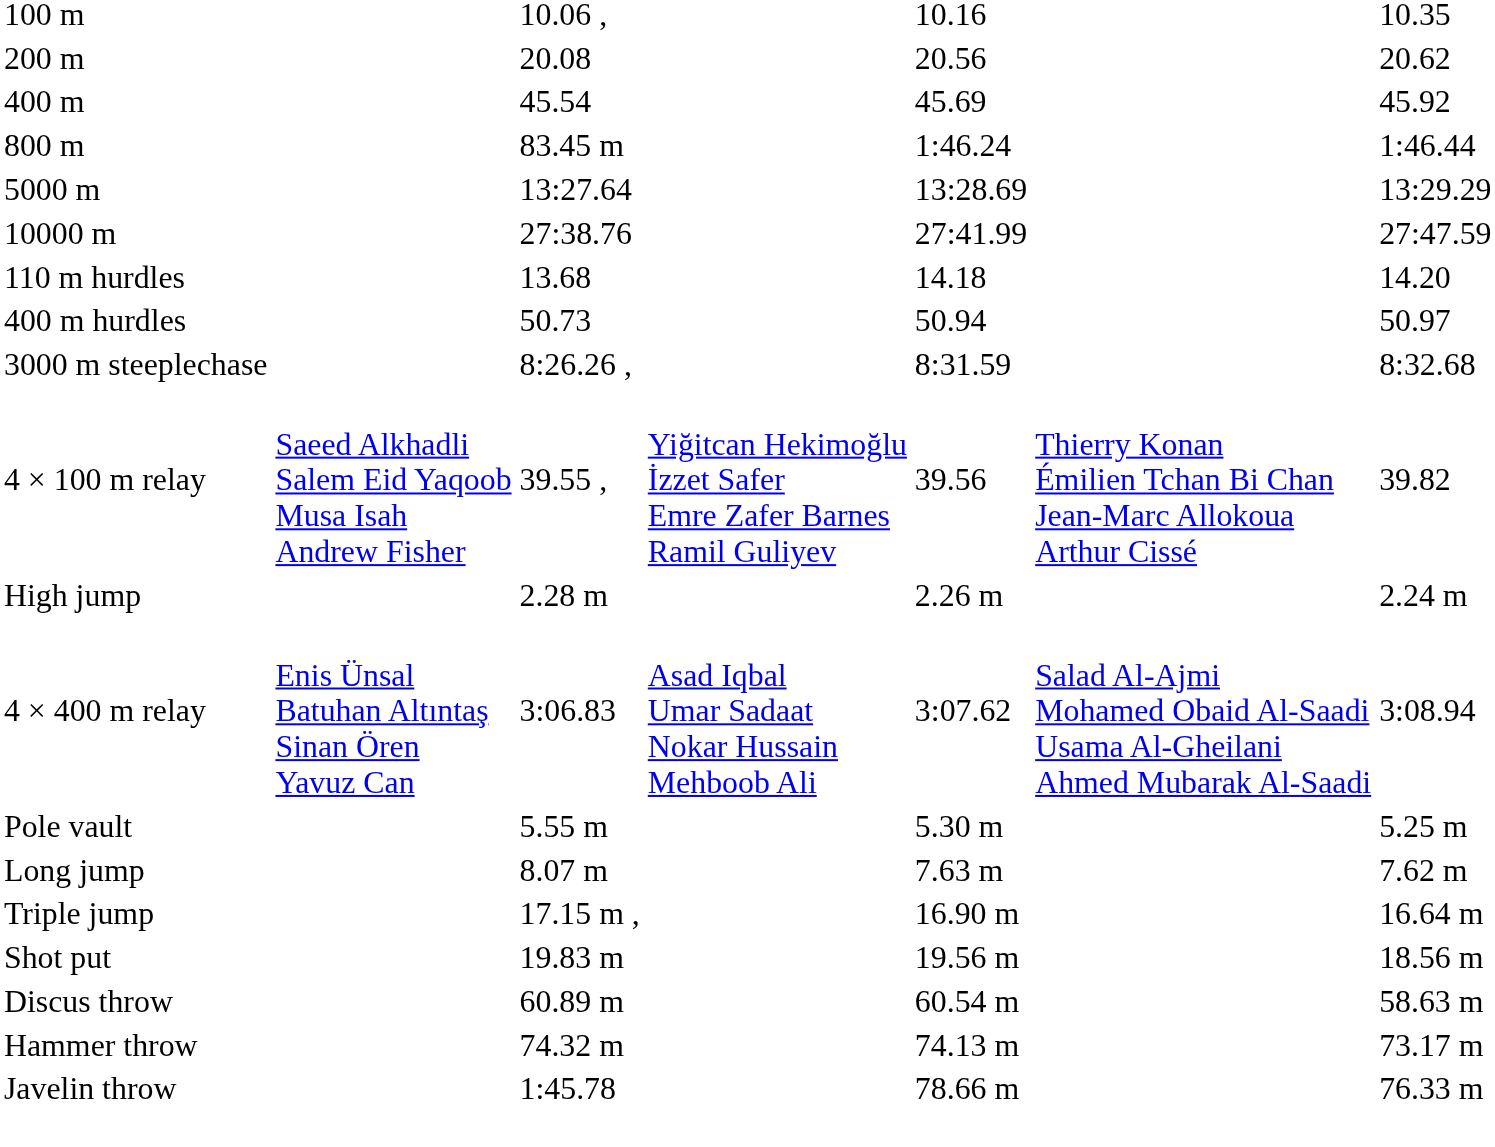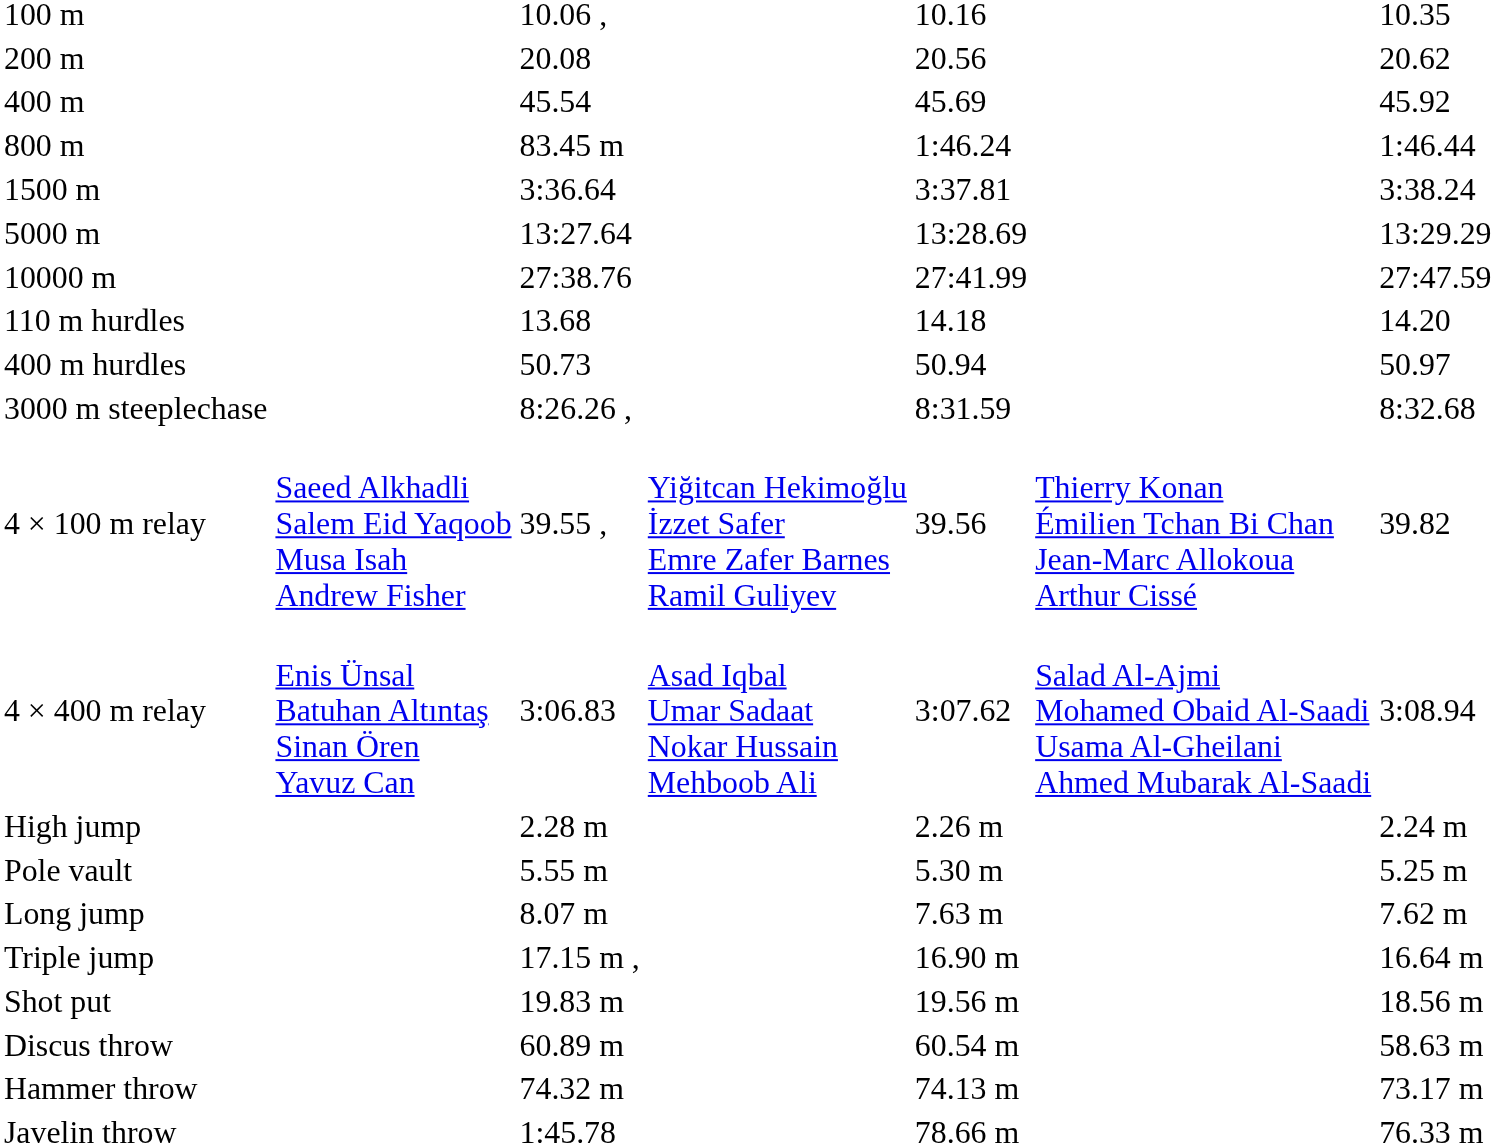+ row: (52, 189)
rows swapped: (105, 710) <-> (73, 595)
